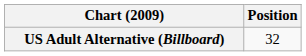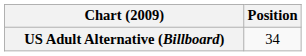(273, 39) 32 -> (273, 39) 34
